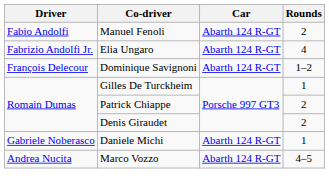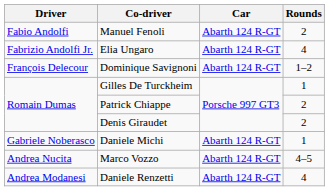+ row: (137, 176)
